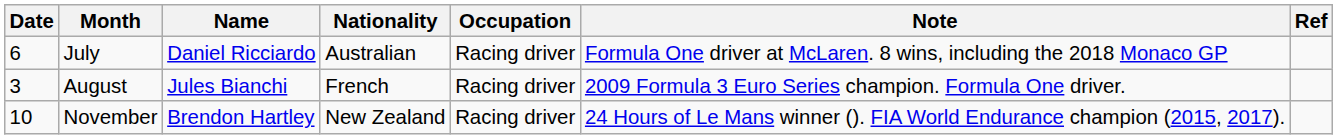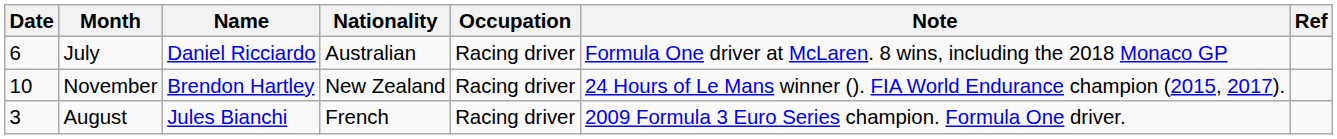rows swapped: (95, 85) <-> (110, 117)
